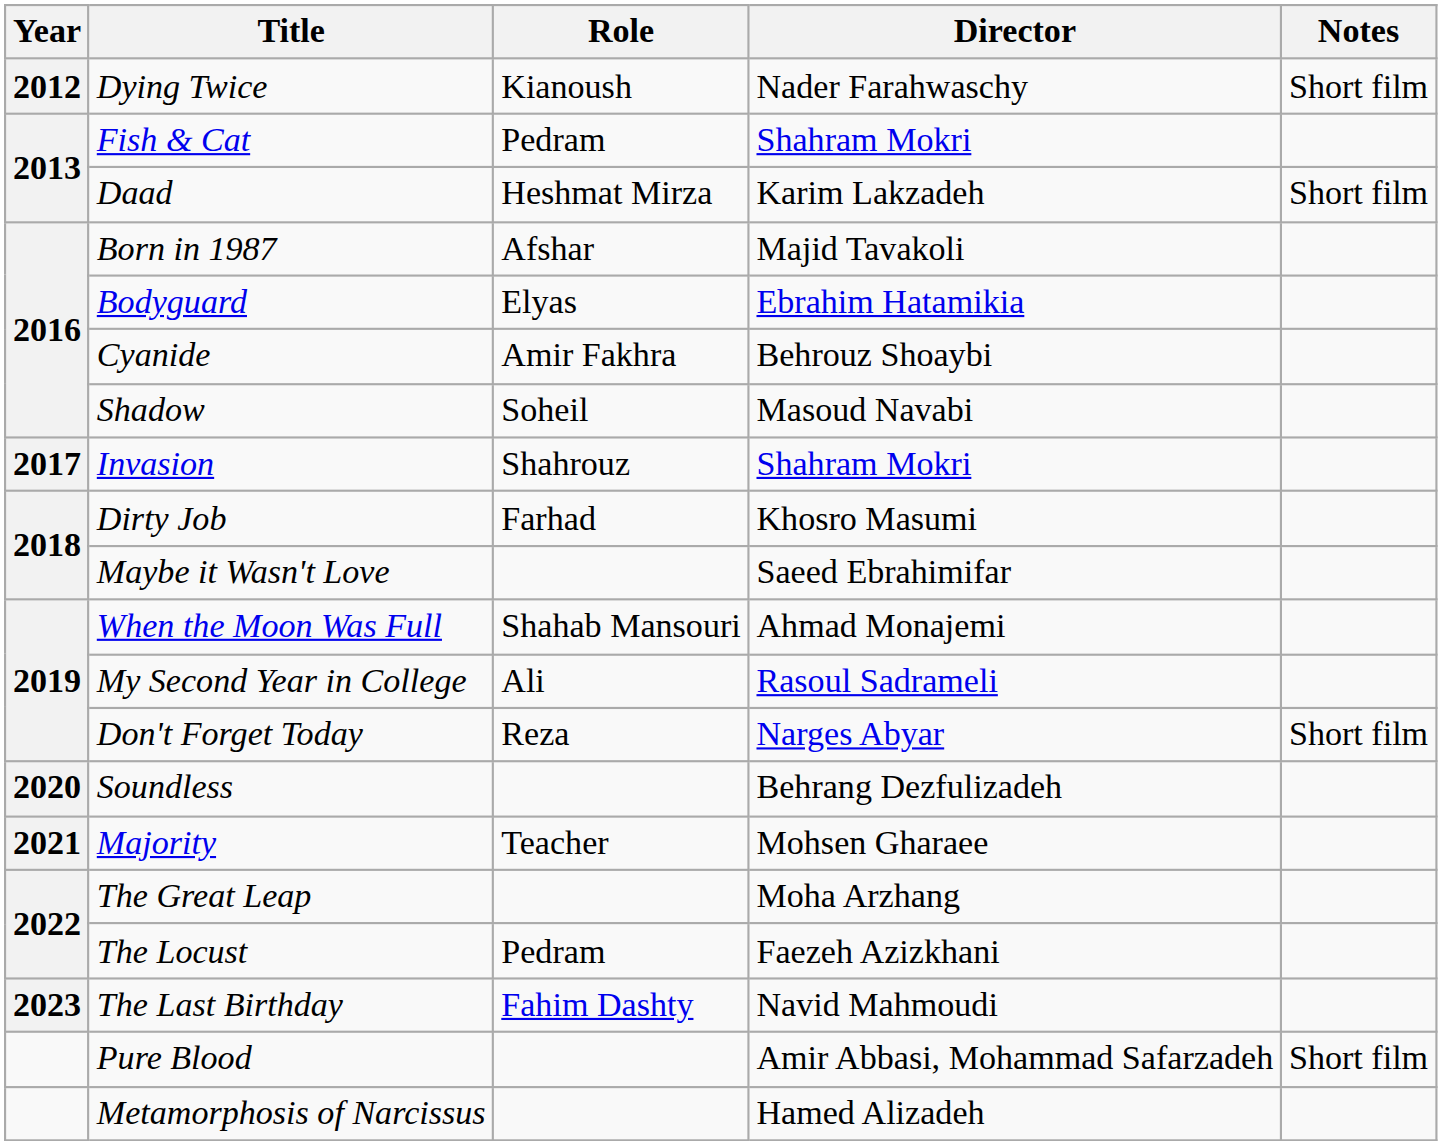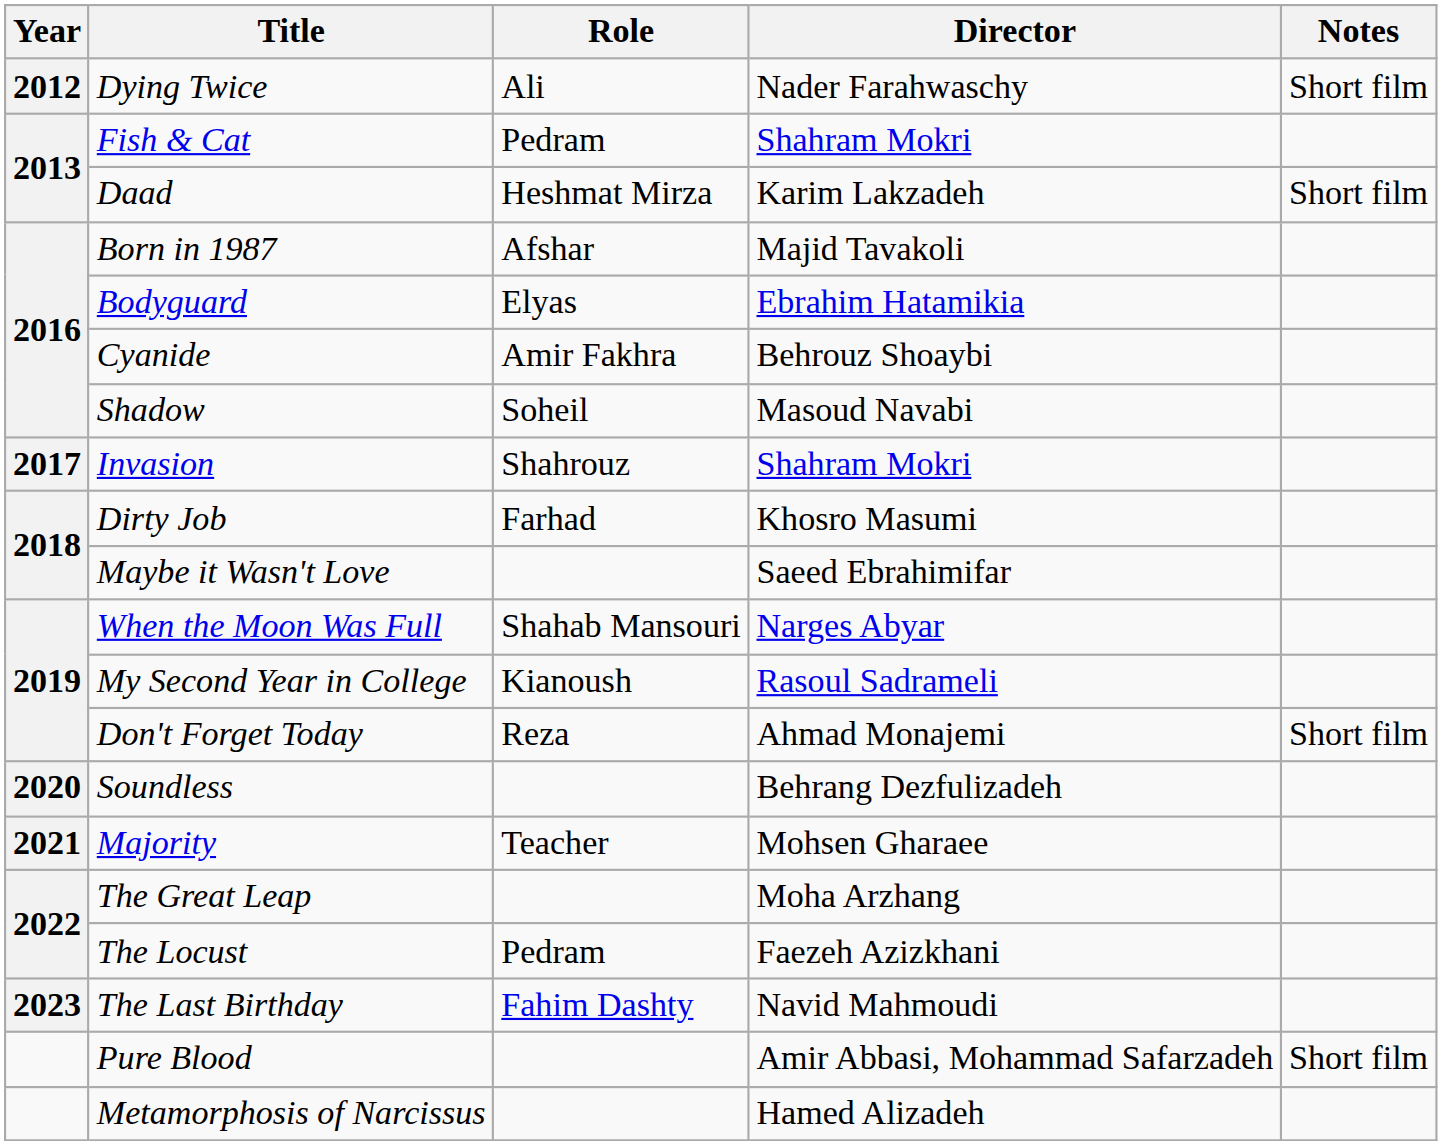(567, 85) Kianoush -> (523, 85) Ali
(881, 626) Ahmad Monajemi -> (850, 626) Narges Abyar
(523, 680) Ali -> (567, 680) Kianoush
(850, 734) Narges Abyar -> (881, 734) Ahmad Monajemi
